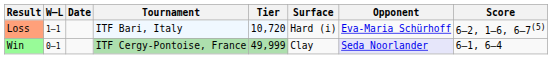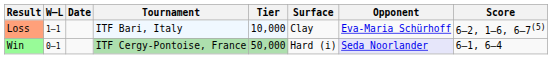(268, 29) 10,720 -> (268, 29) 10,000
(313, 29) Hard (i) -> (302, 29) Clay
(268, 46) 49,999 -> (268, 46) 50,000
(302, 46) Clay -> (313, 46) Hard (i)
